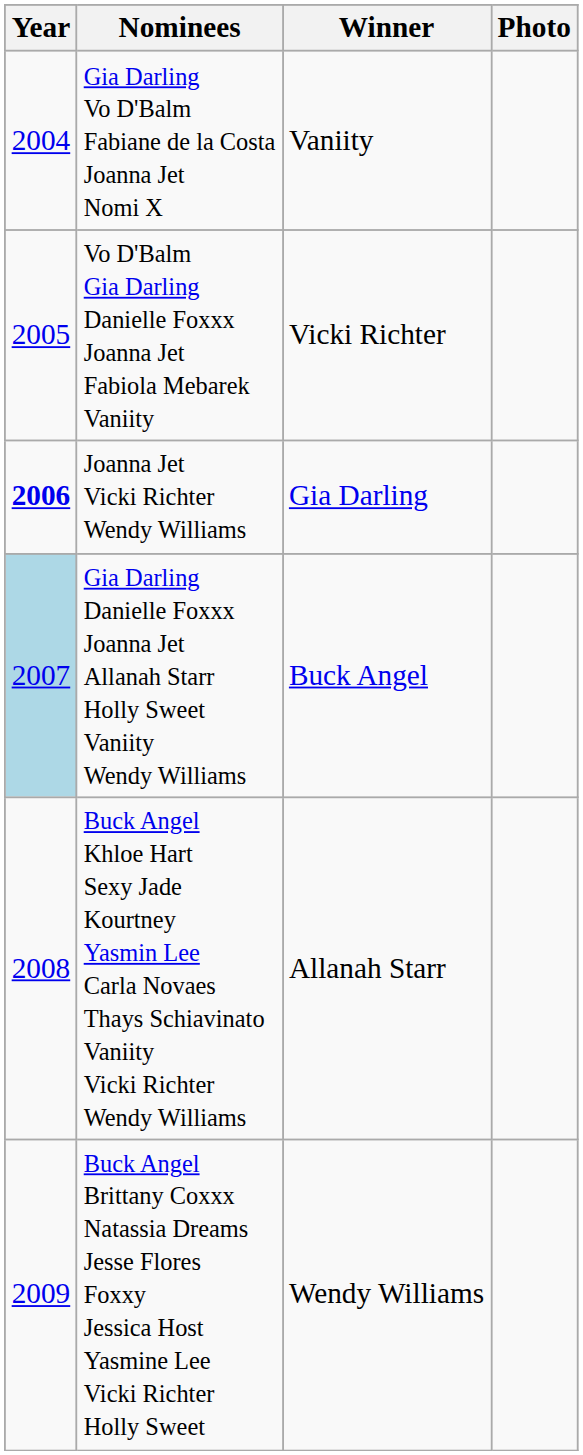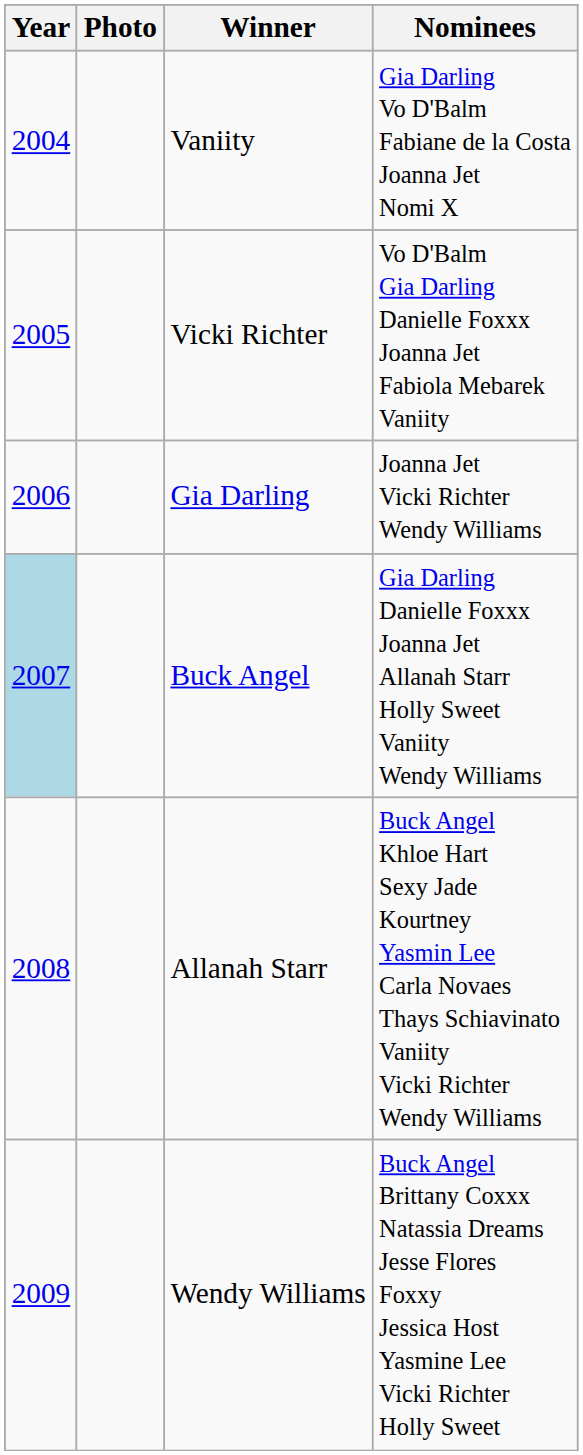columns swapped: (534, 27) <-> (180, 27)
(41, 496) bold -> (41, 496) normal
